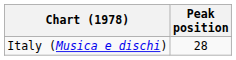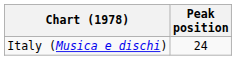(201, 46) 28 -> (201, 46) 24
